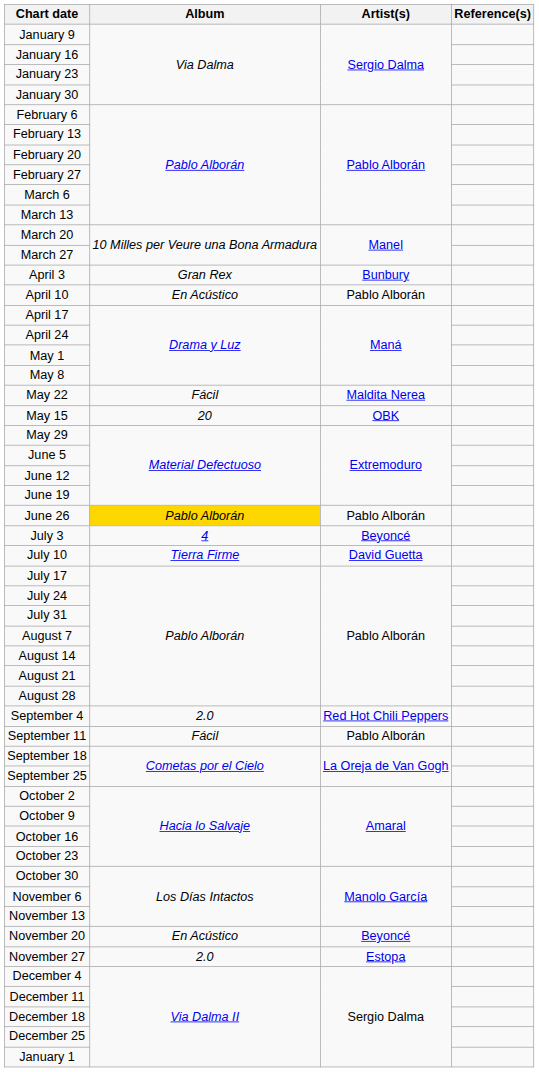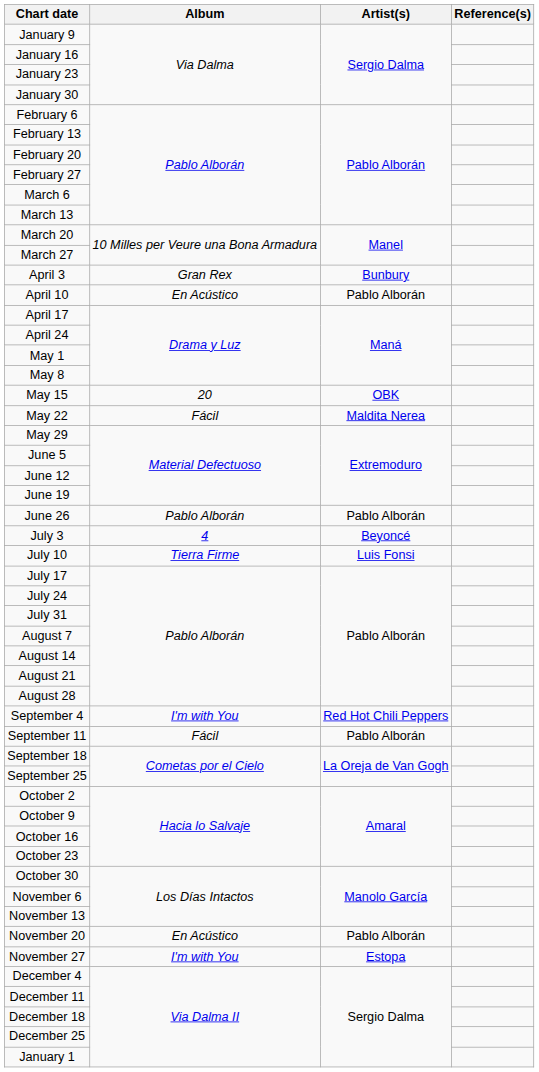rows swapped: (47, 415) <-> (47, 395)
(205, 515) gold background -> (205, 515) no background
(386, 555) David Guetta -> (386, 555) Luis Fonsi
(205, 716) 2.0 -> (205, 716) I'm with You
(386, 936) Beyoncé -> (386, 936) Pablo Alborán
(205, 956) 2.0 -> (205, 956) I'm with You
